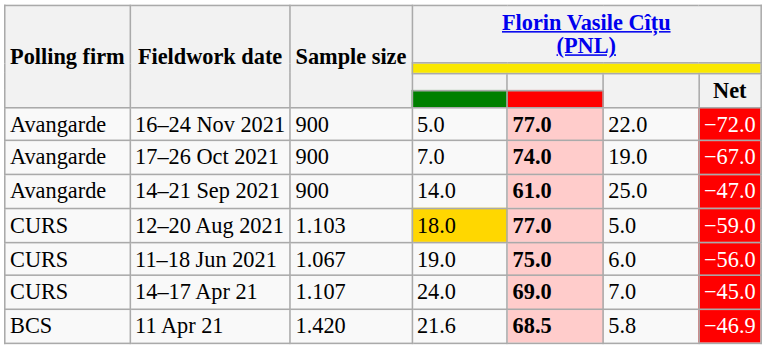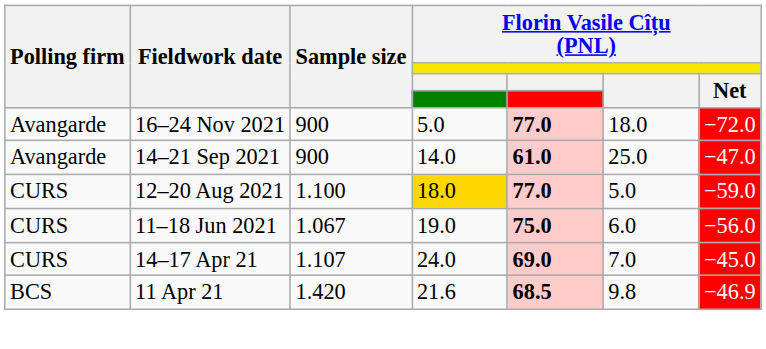(628, 123) 22.0 -> (628, 123) 18.0
- row: (207, 157)
(321, 224) 1.103 -> (321, 191) 1.100
(622, 326) 5.8 -> (622, 292) 9.8
